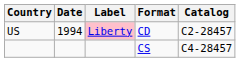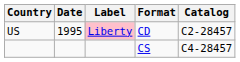(70, 31) 1994 -> (70, 31) 1995
